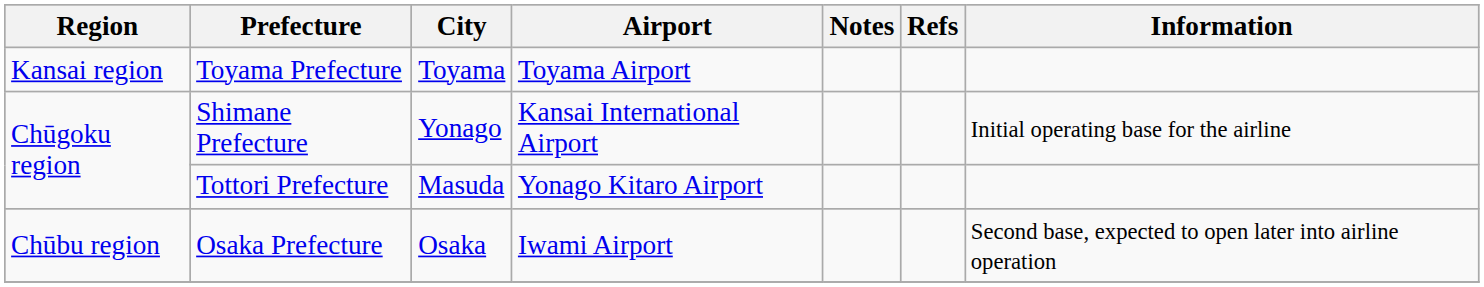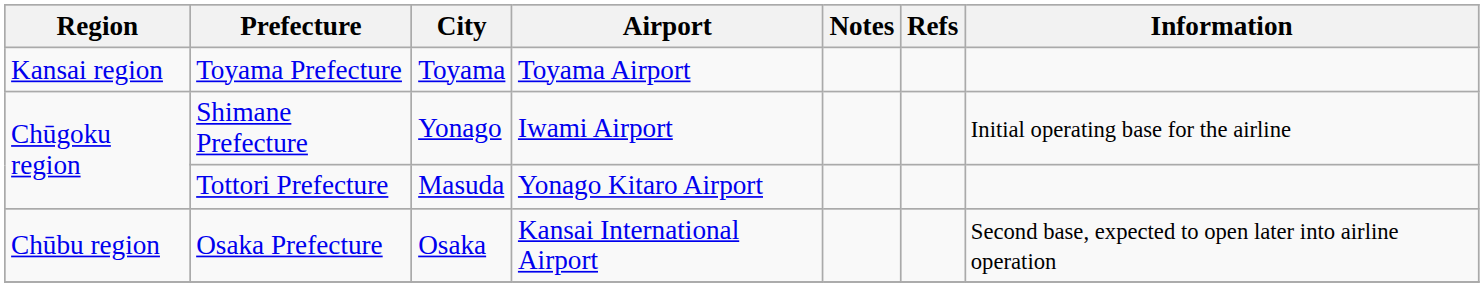(629, 127) Kansai International Airport -> (595, 127) Iwami Airport
(595, 244) Iwami Airport -> (629, 244) Kansai International Airport
